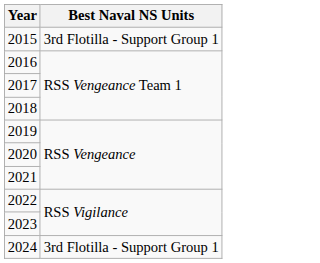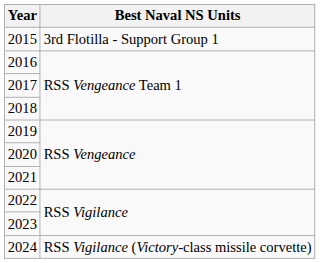(131, 246) 3rd Flotilla - Support Group 1 -> (178, 246) RSS Vigilance (Victory-class missile corvette)
